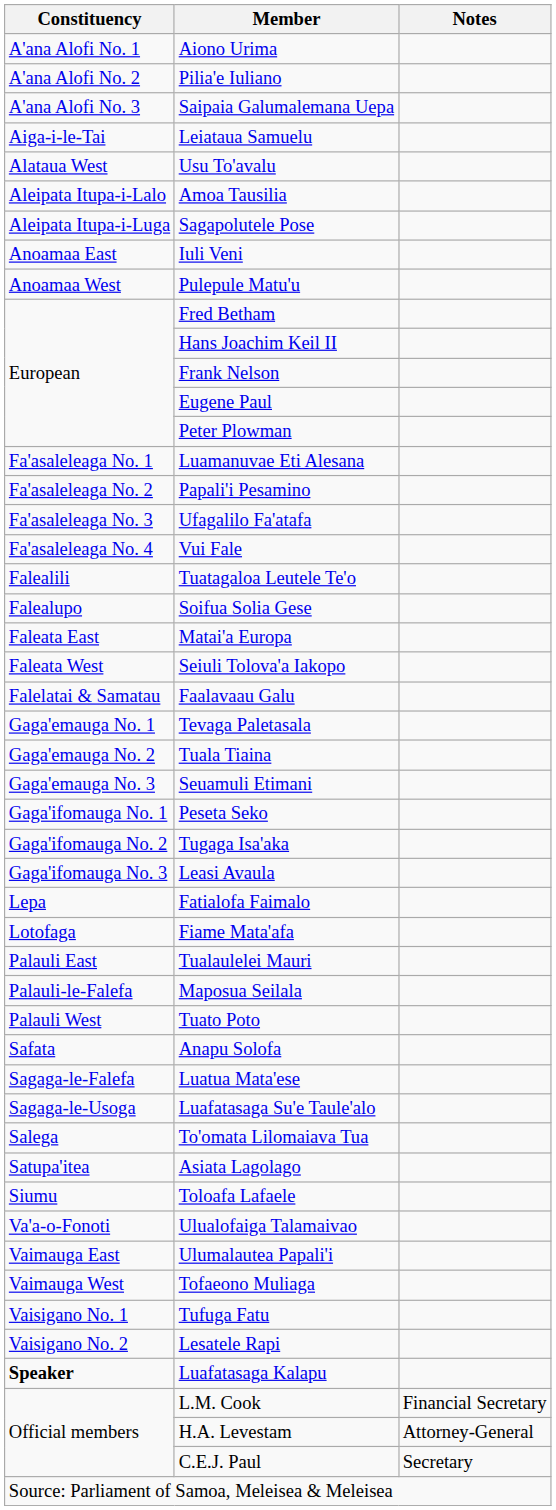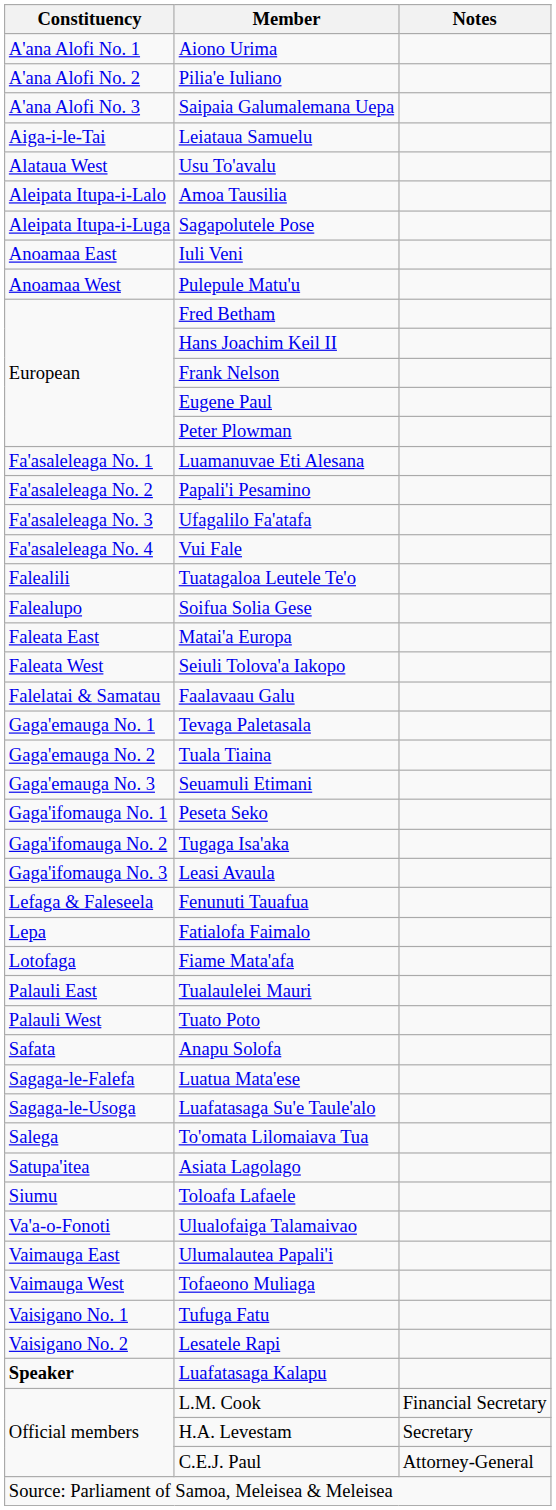+ row: (244, 902)
- row: (240, 990)
(468, 1432) Attorney-General -> (438, 1432) Secretary
(438, 1461) Secretary -> (468, 1461) Attorney-General
